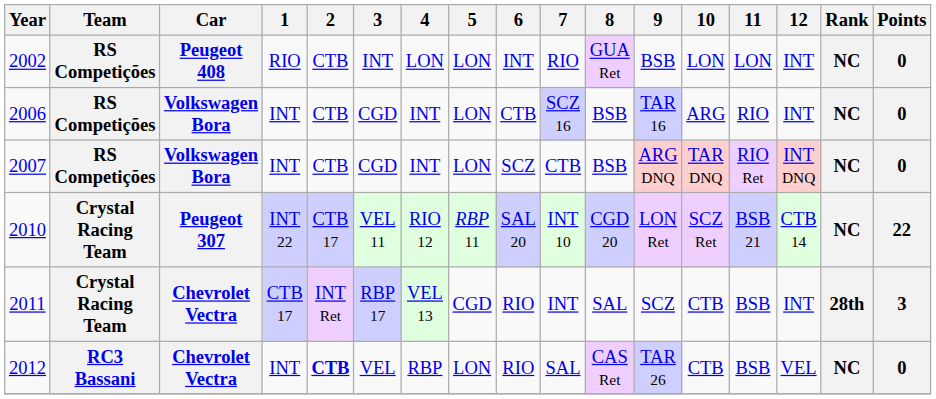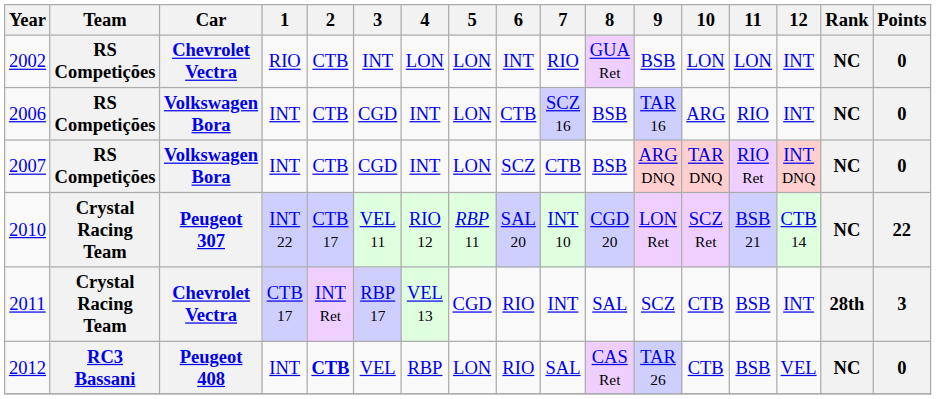(211, 61) Peugeot 408 -> (211, 61) Chevrolet Vectra
(211, 368) Chevrolet Vectra -> (211, 368) Peugeot 408
